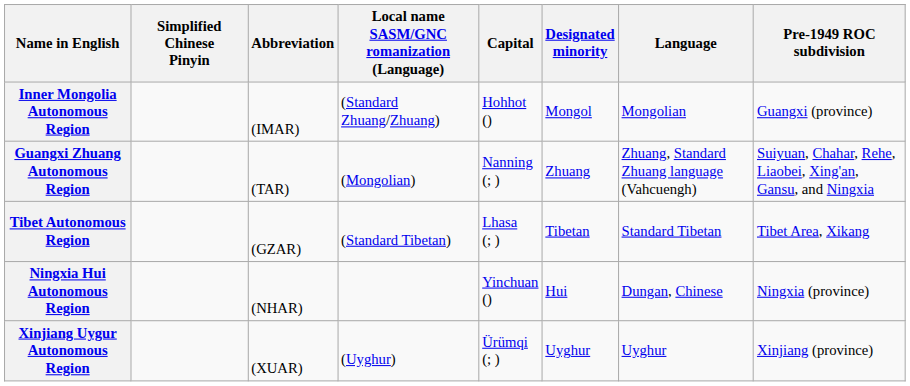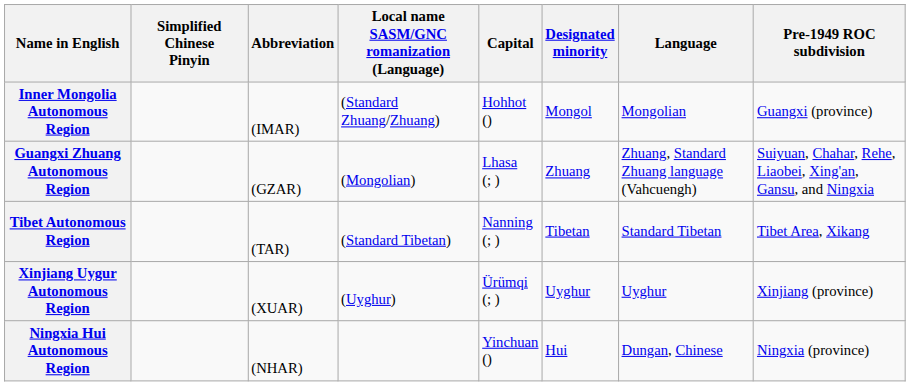(270, 189) (TAR) -> (276, 189) (GZAR)
(507, 171) Nanning (; ) -> (500, 171) Lhasa (; )
(276, 248) (GZAR) -> (270, 248) (TAR)
(500, 231) Lhasa (; ) -> (507, 231) Nanning (; )
rows swapped: (68, 290) <-> (68, 350)
